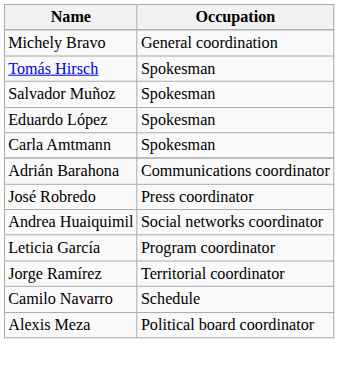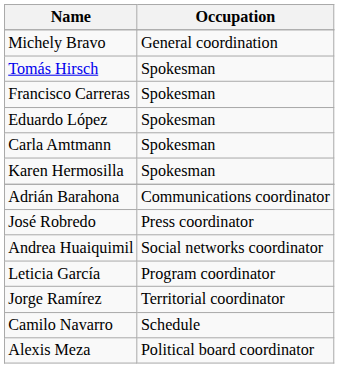- row: (62, 94)
+ row: (69, 94)
+ row: (66, 171)
